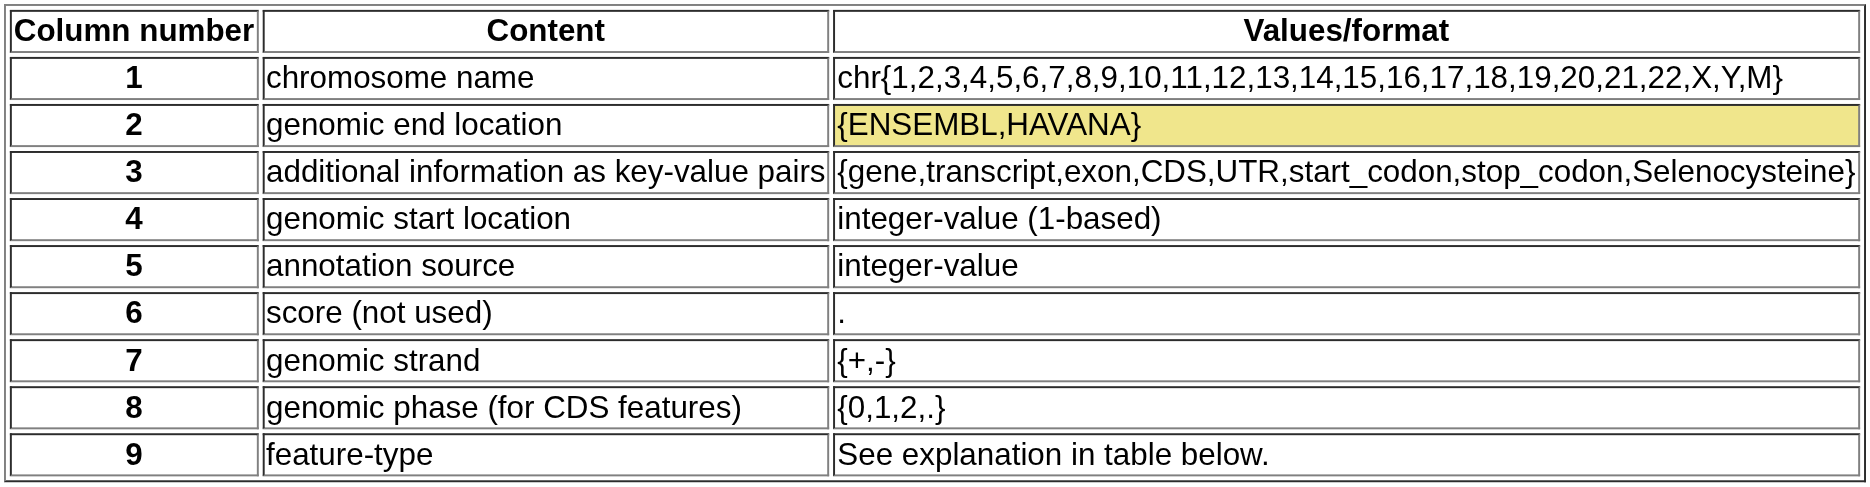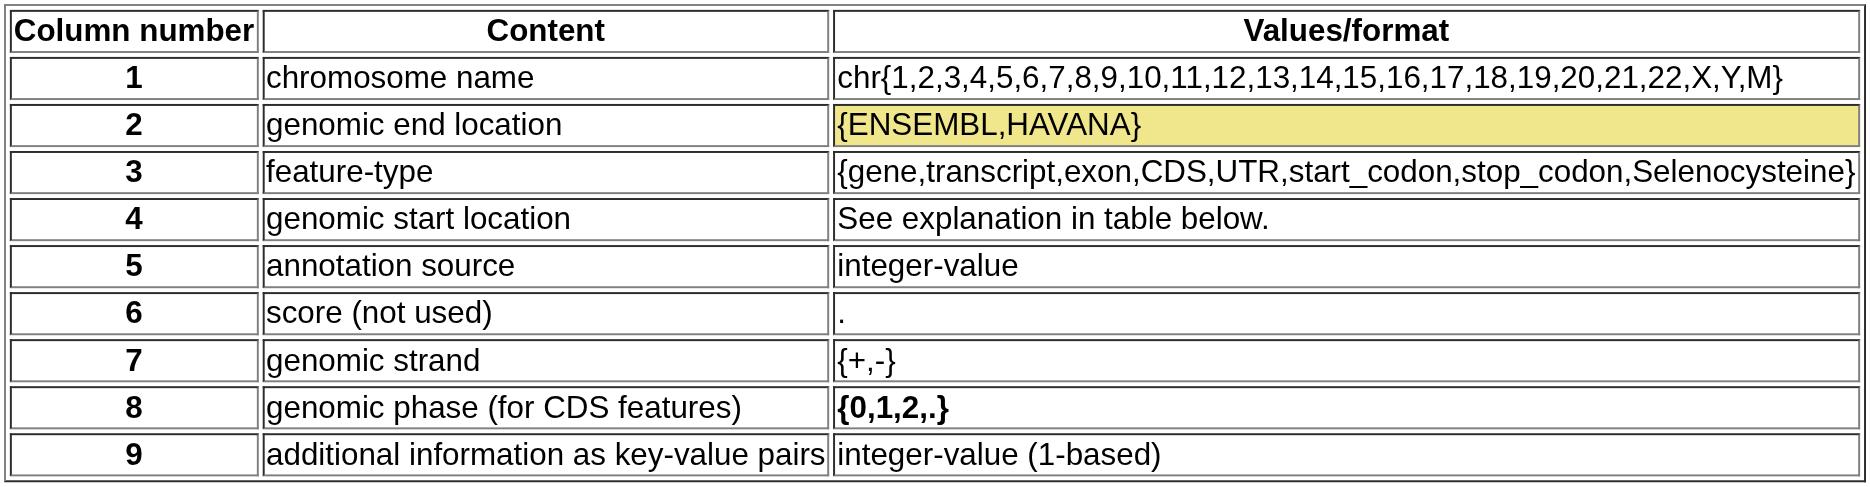(546, 172) additional information as key-value pairs -> (350, 172) feature-type
(999, 219) integer-value (1-based) -> (1054, 219) See explanation in table below.
(891, 407) normal -> (893, 407) bold
(350, 454) feature-type -> (546, 454) additional information as key-value pairs
(1054, 454) See explanation in table below. -> (999, 454) integer-value (1-based)
